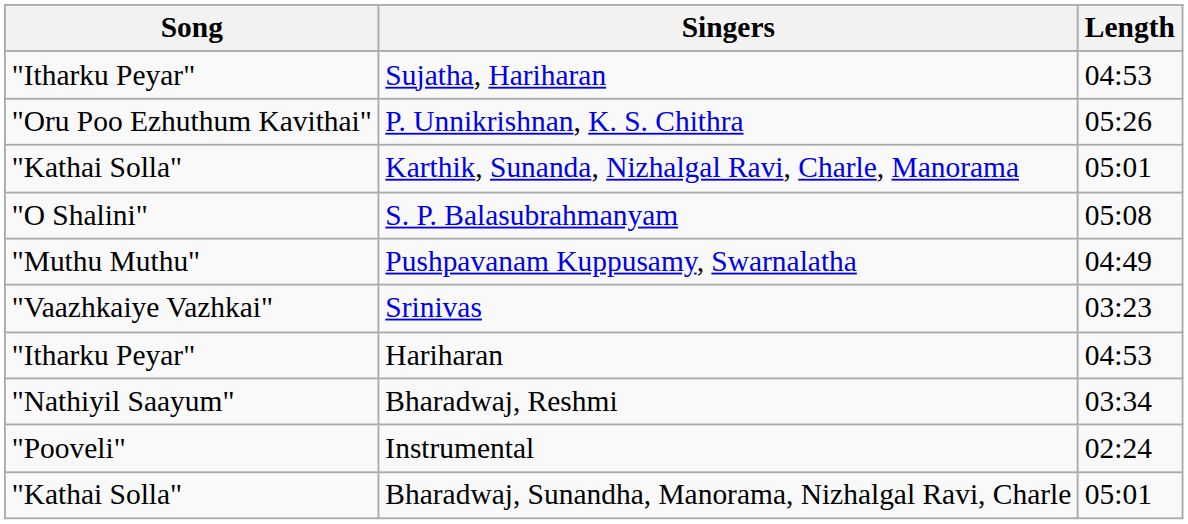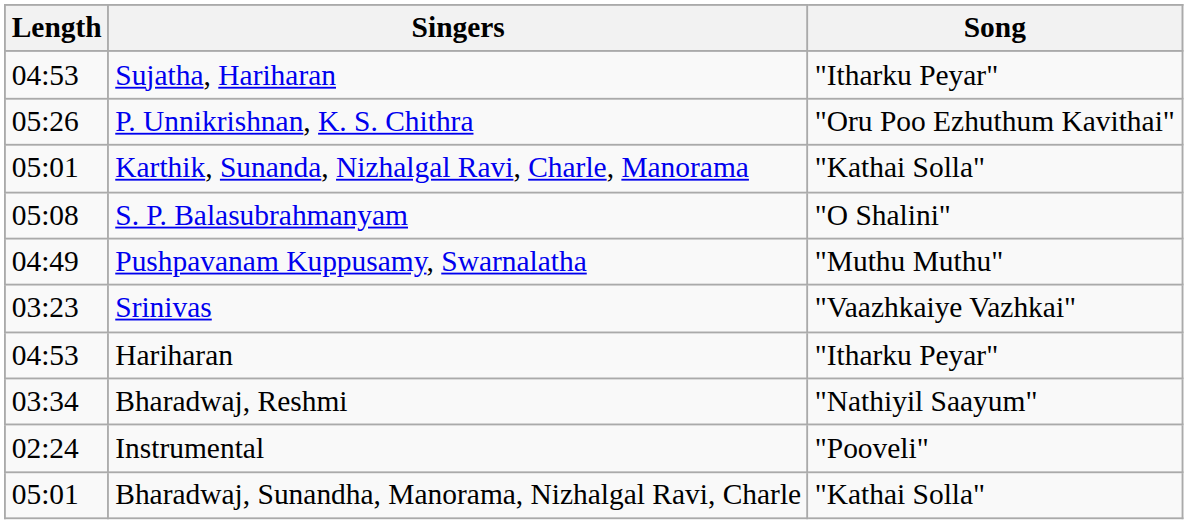columns swapped: (192, 27) <-> (1130, 27)
